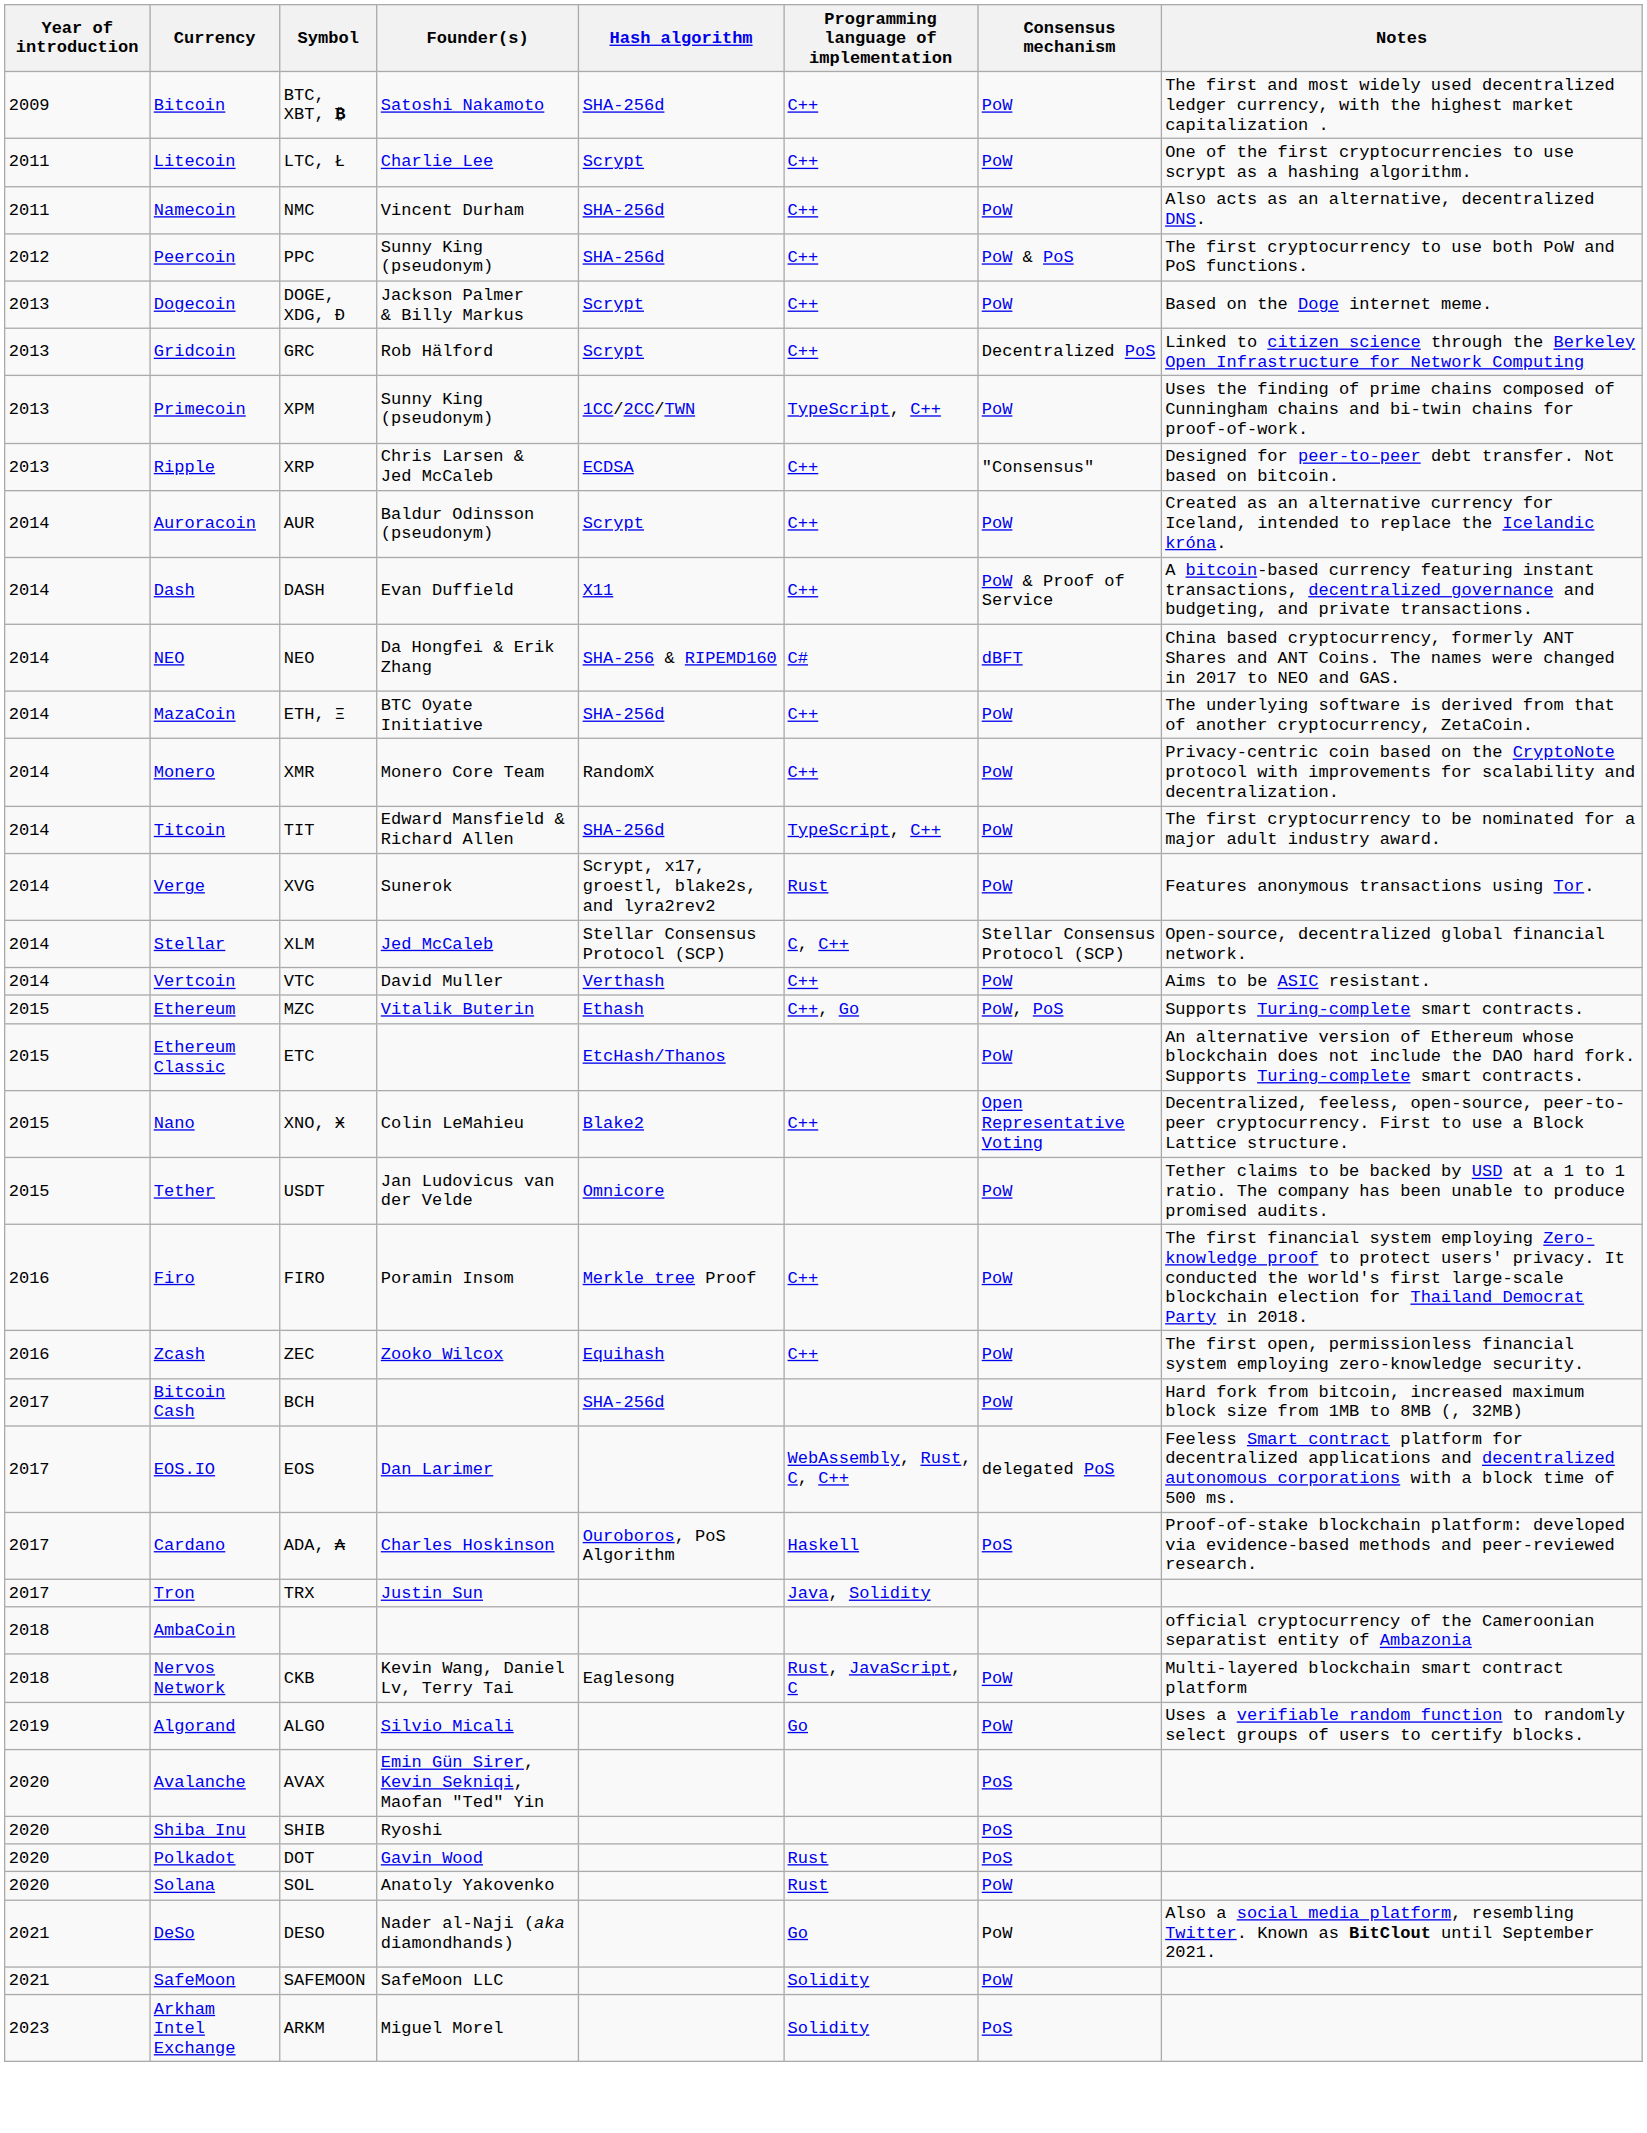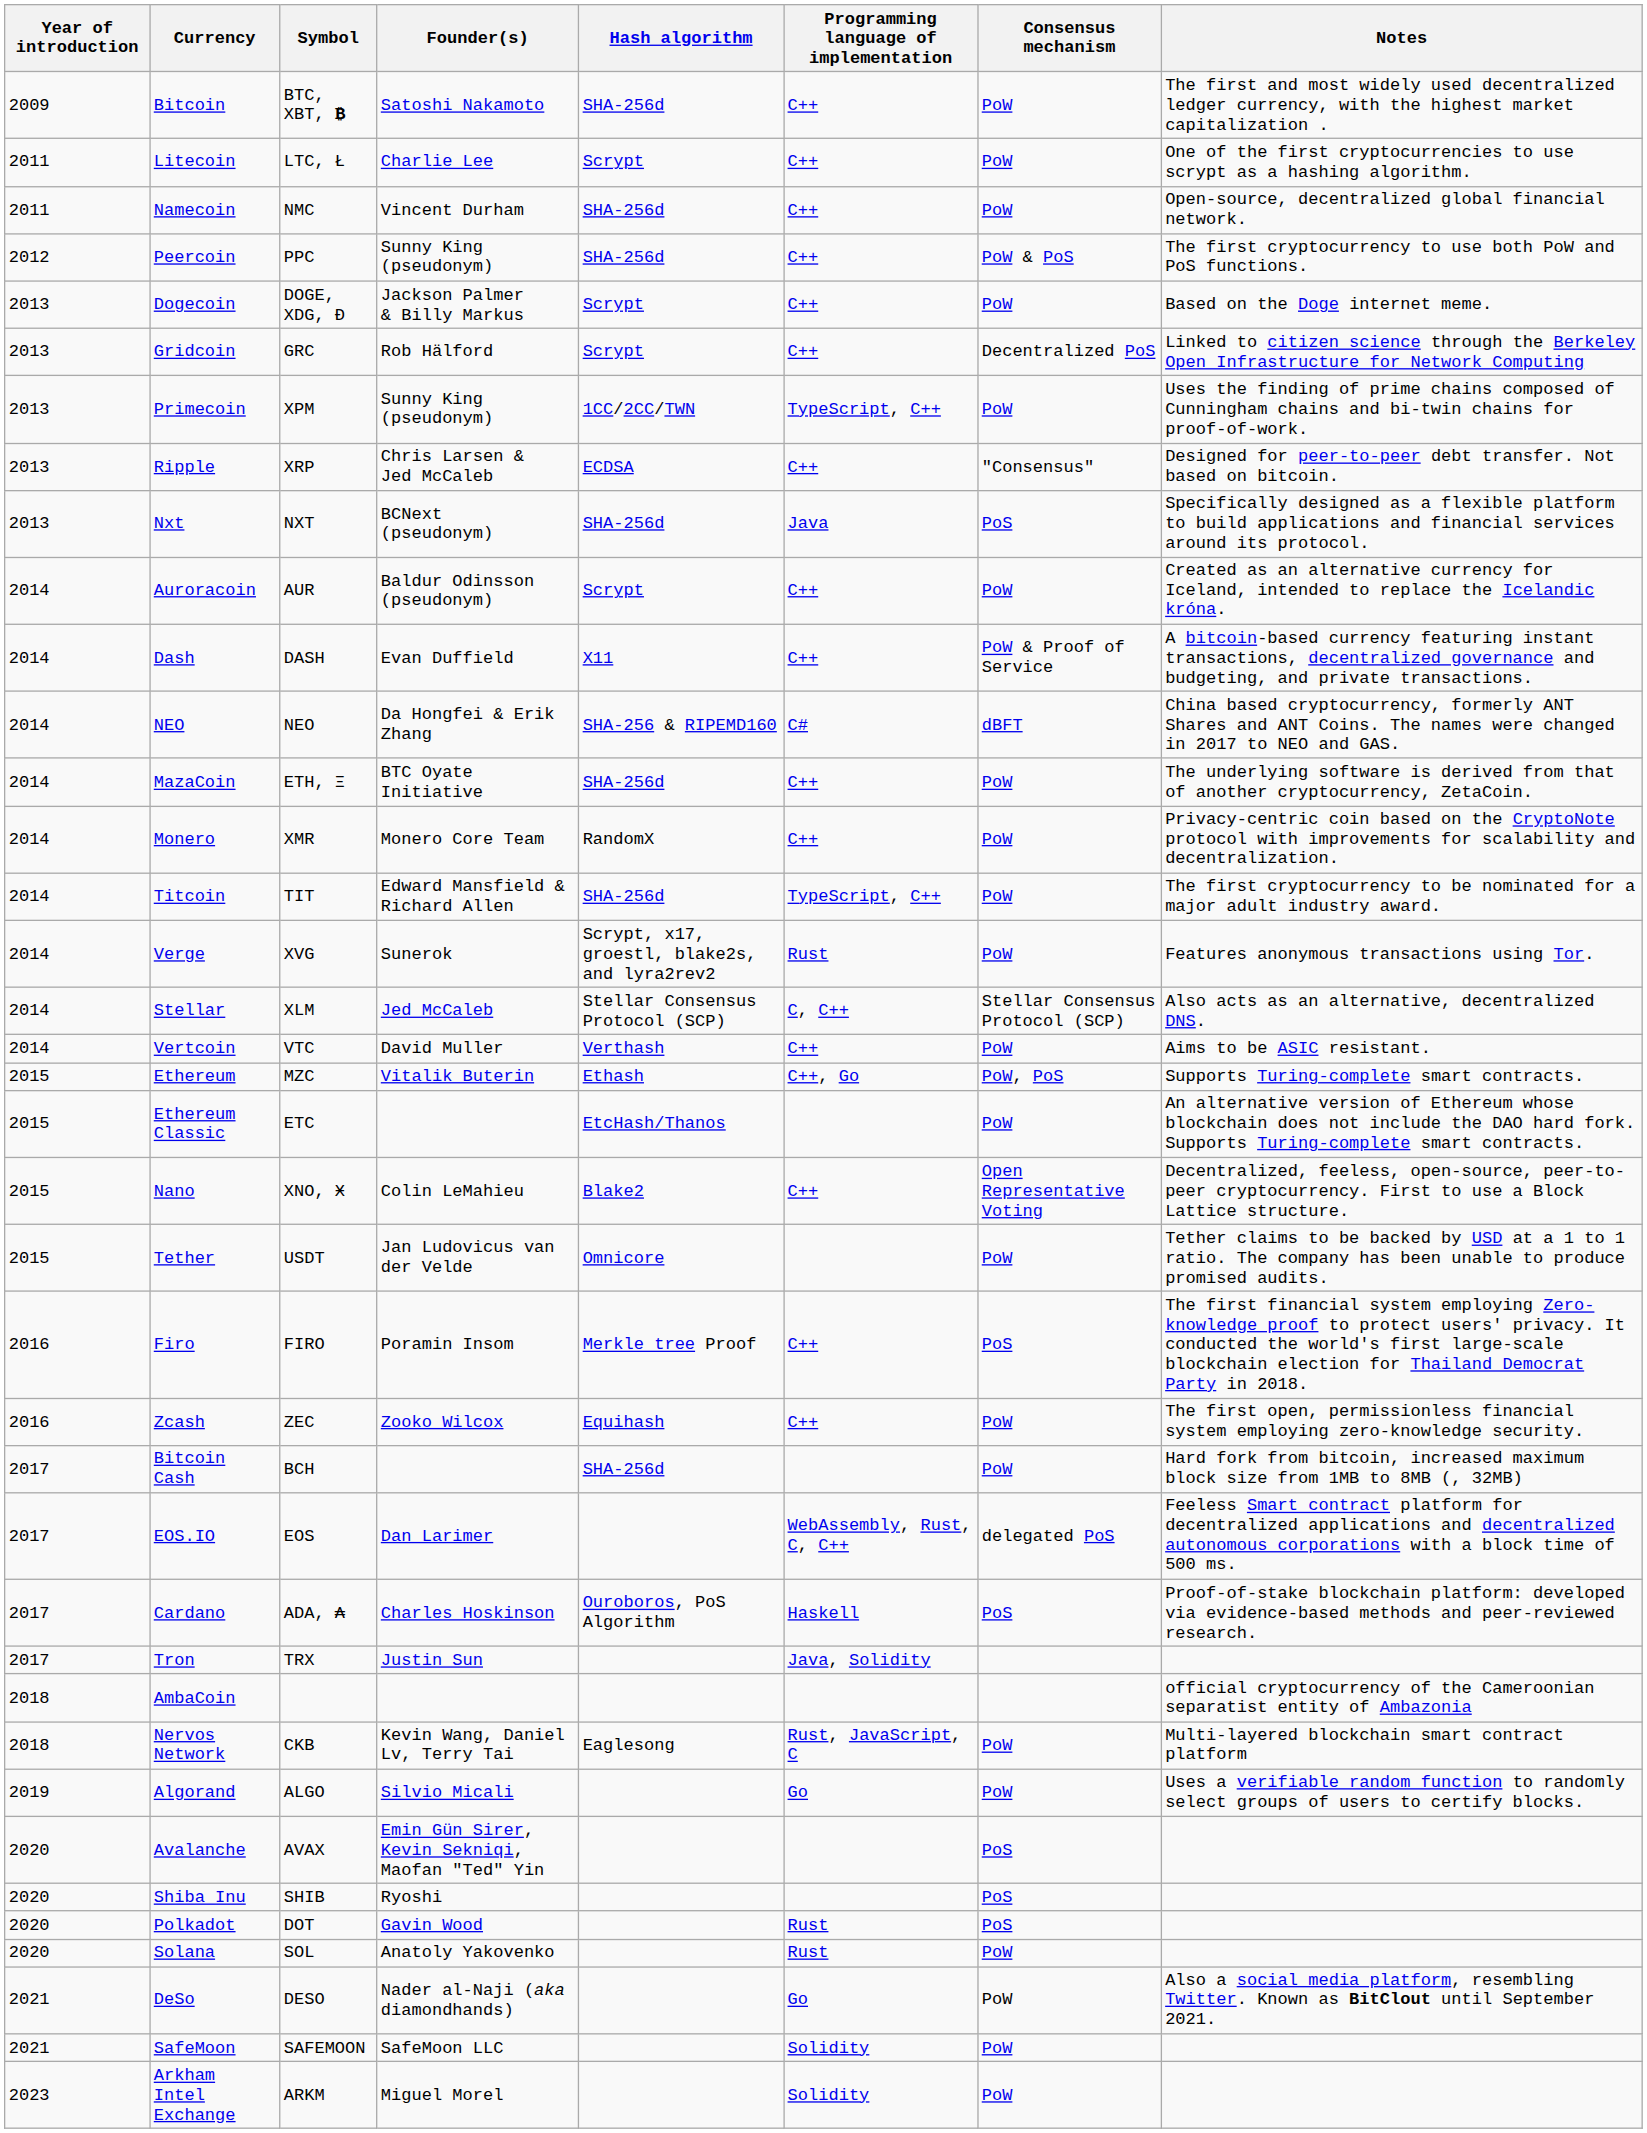(1380, 210) Also acts as an alternative, decentralized DNS. -> (1385, 210) Open-source, decentralized global financial network.
+ row: (169, 524)
(1385, 944) Open-source, decentralized global financial network. -> (1380, 1011) Also acts as an alternative, decentralized DNS.
(997, 1278) PoW -> (997, 1345) PoS
(997, 2028) PoS -> (997, 2095) PoW
